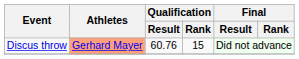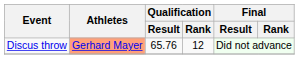(164, 46) 60.76 -> (164, 46) 65.76
(198, 46) 15 -> (198, 46) 12
